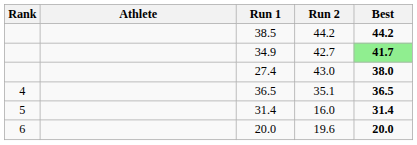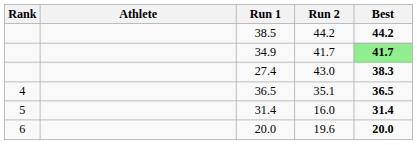(324, 52) 42.7 -> (324, 52) 41.7
(383, 71) 38.0 -> (383, 71) 38.3
